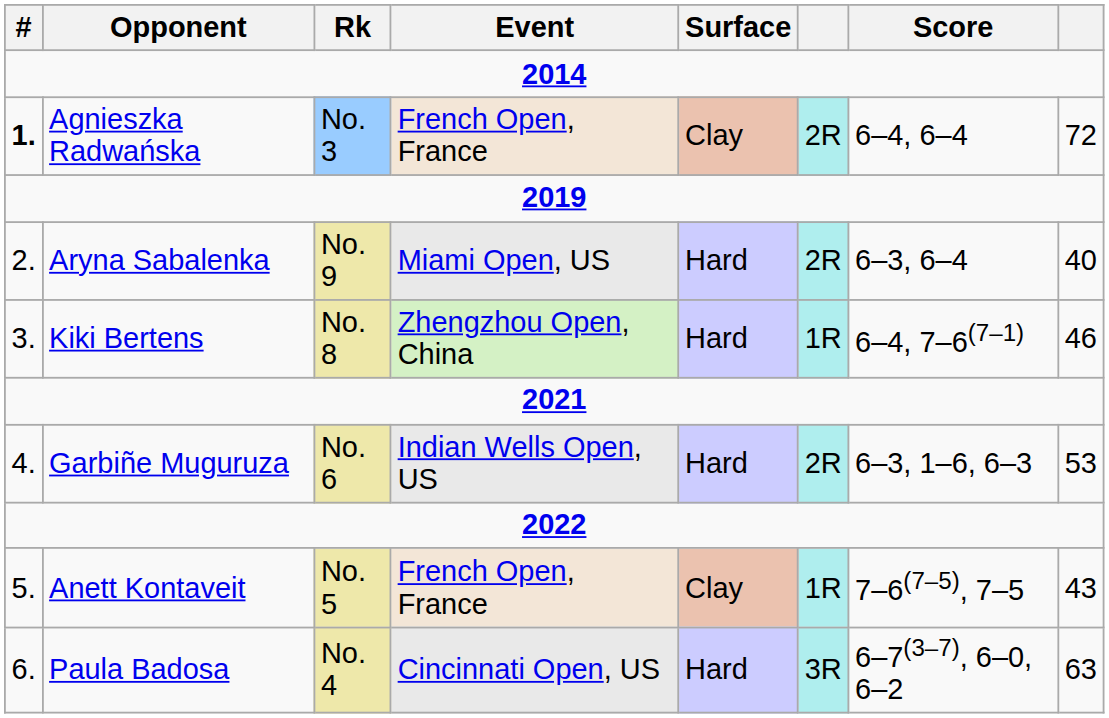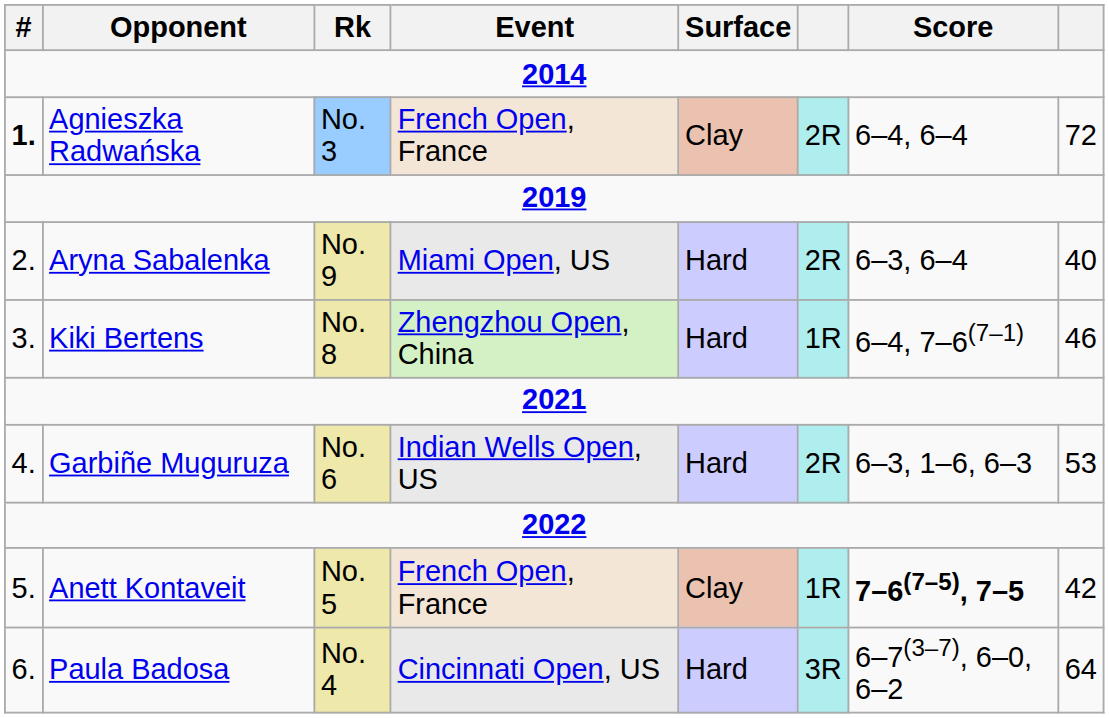(940, 587) normal -> (940, 587) bold
(1081, 587) 43 -> (1081, 587) 42
(1081, 669) 63 -> (1081, 669) 64
